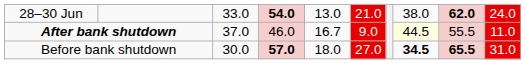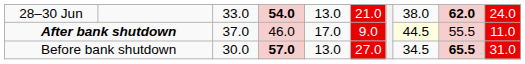(328, 31) 16.7 -> (328, 31) 17.0
(328, 49) 18.0 -> (328, 49) 13.0
(416, 49) bold -> (416, 49) normal
